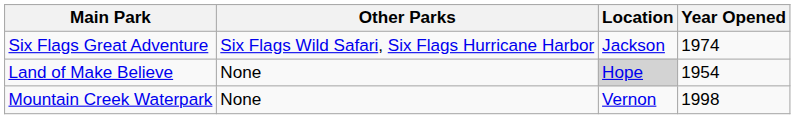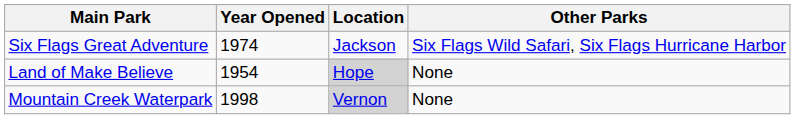columns swapped: (407, 18) <-> (734, 18)
(629, 99) no background -> (360, 99) lightgrey background
